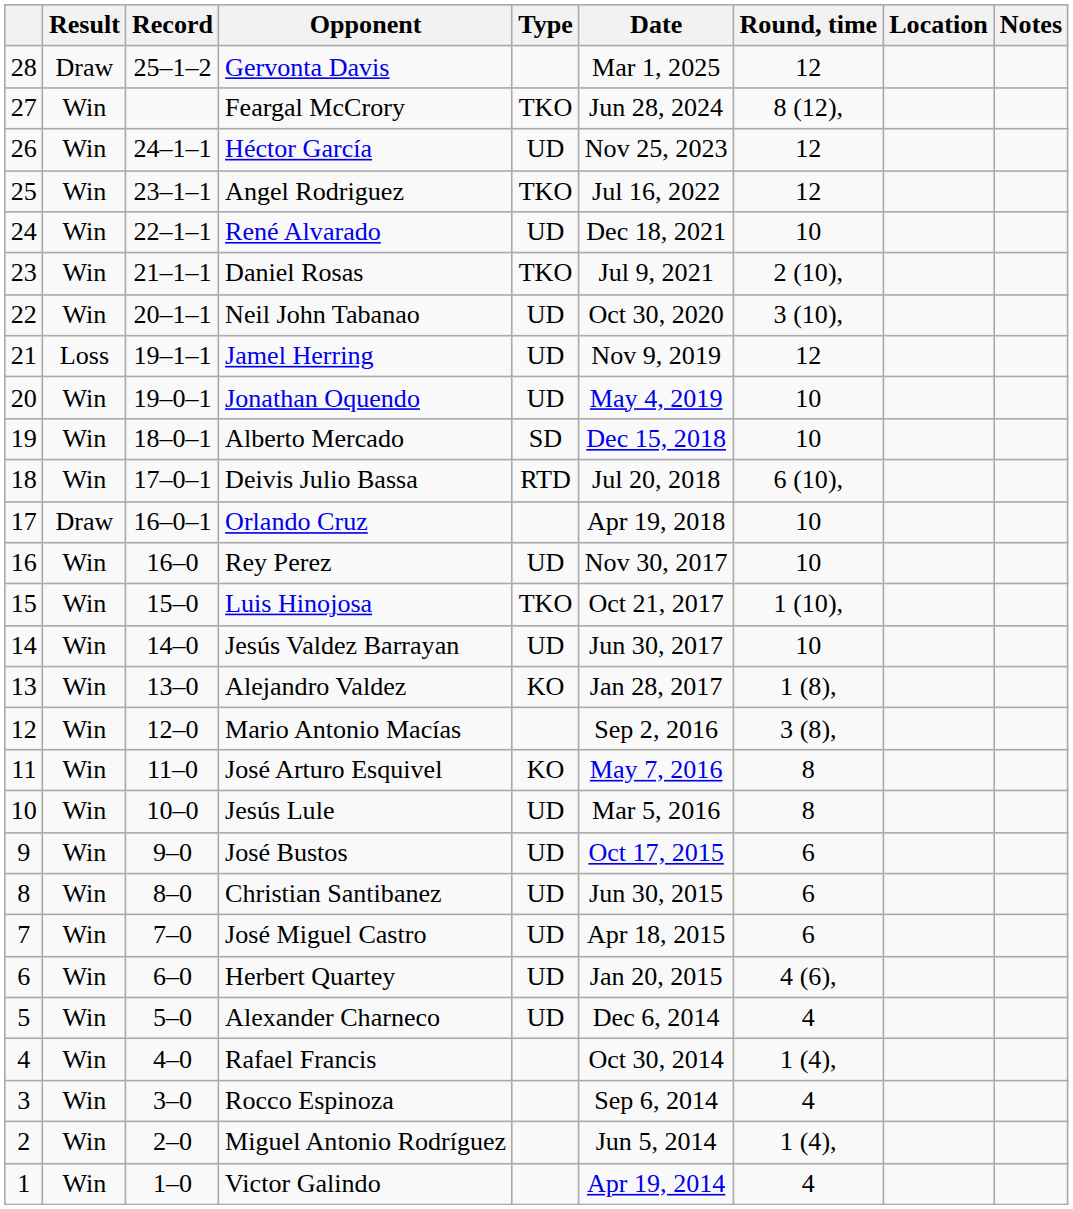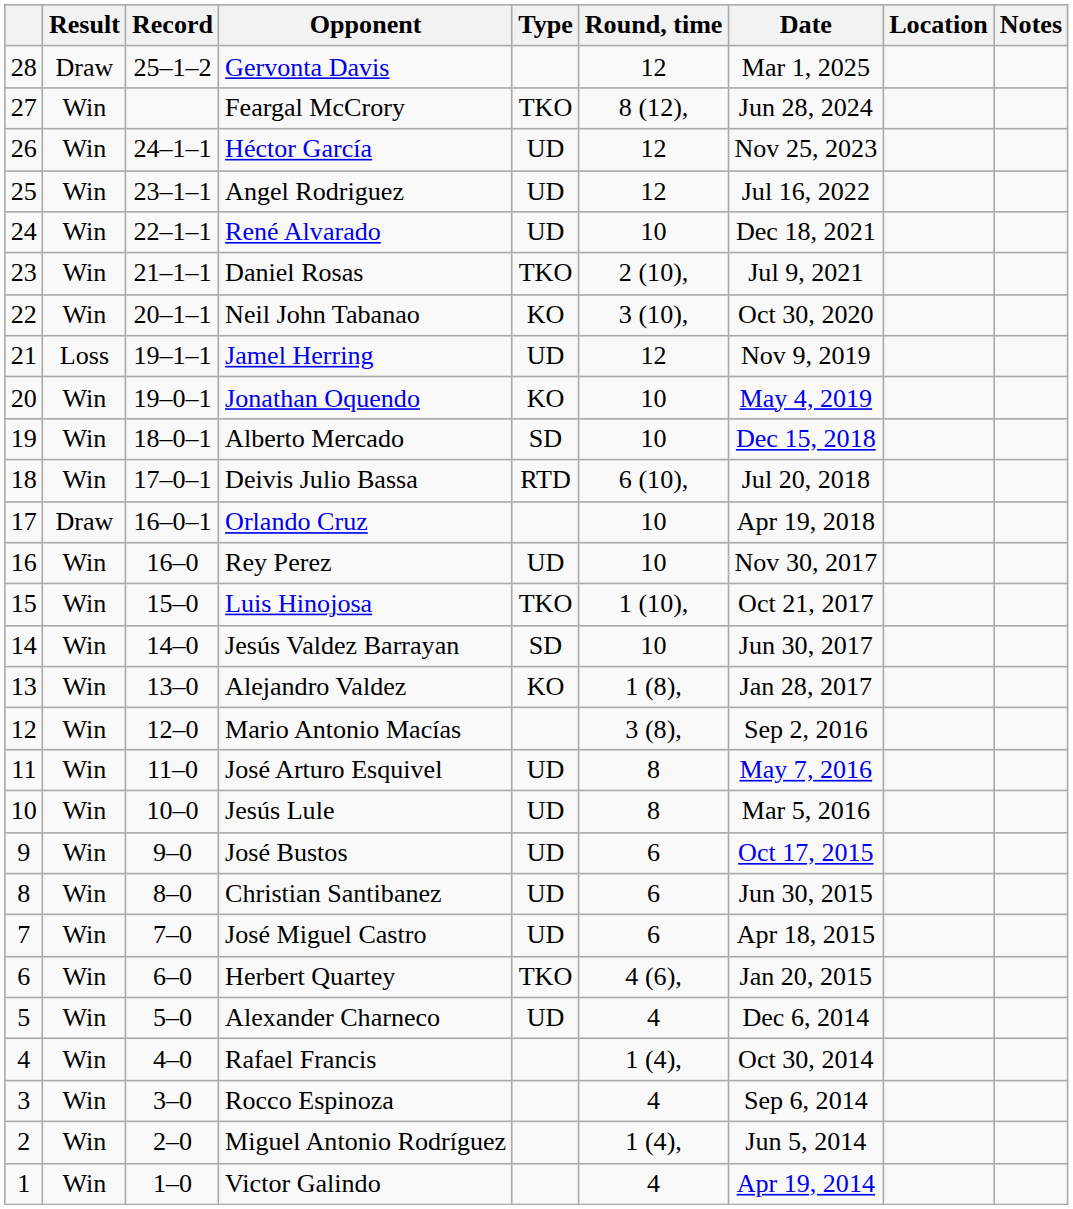columns swapped: (808, 25) <-> (656, 25)
(545, 190) TKO -> (545, 190) UD
(545, 314) UD -> (545, 314) KO
(545, 397) UD -> (545, 397) KO
(545, 645) UD -> (545, 645) SD
(545, 769) KO -> (545, 769) UD
(545, 976) UD -> (545, 976) TKO
